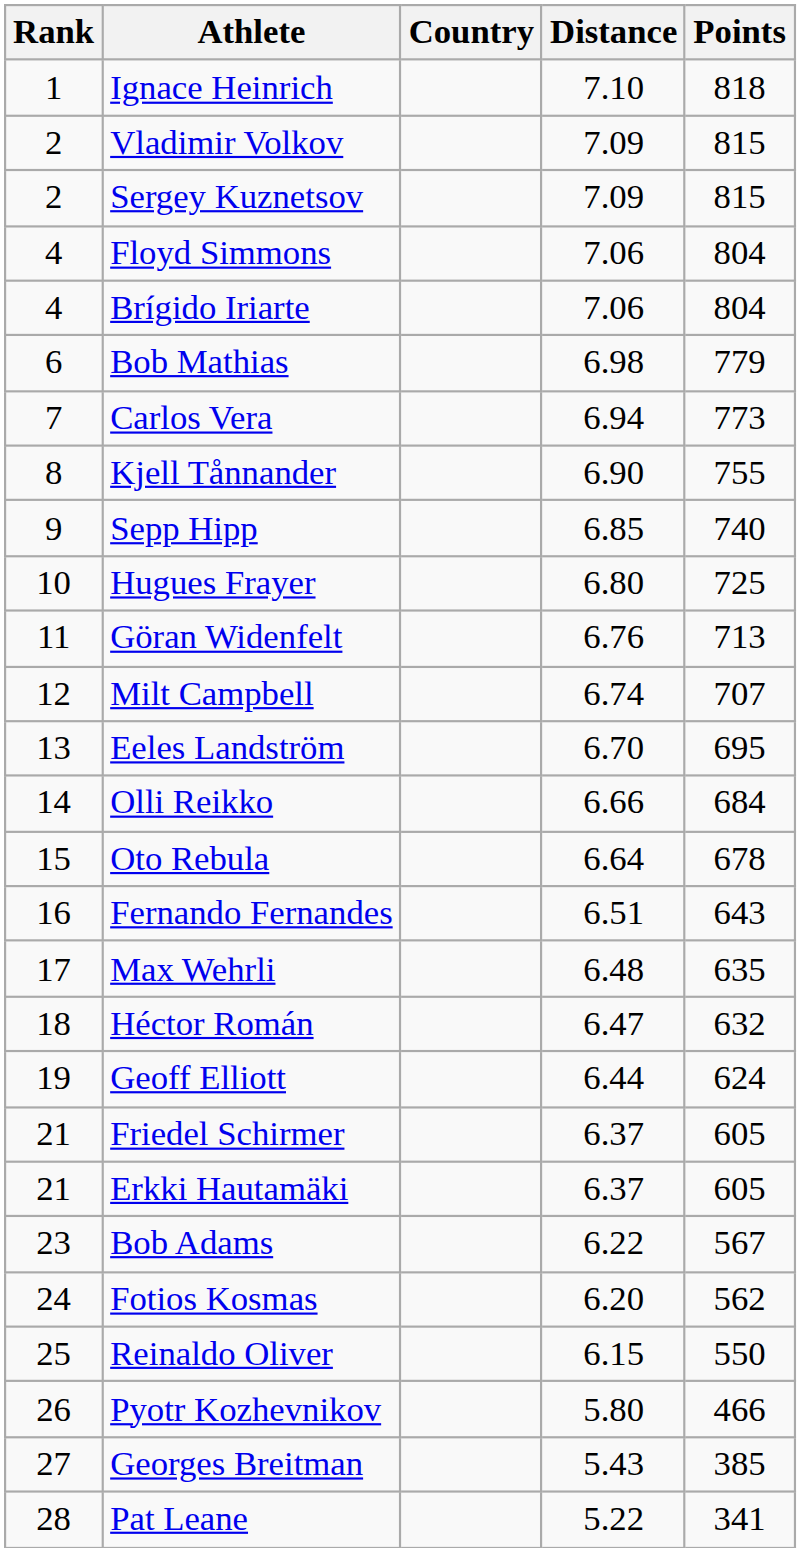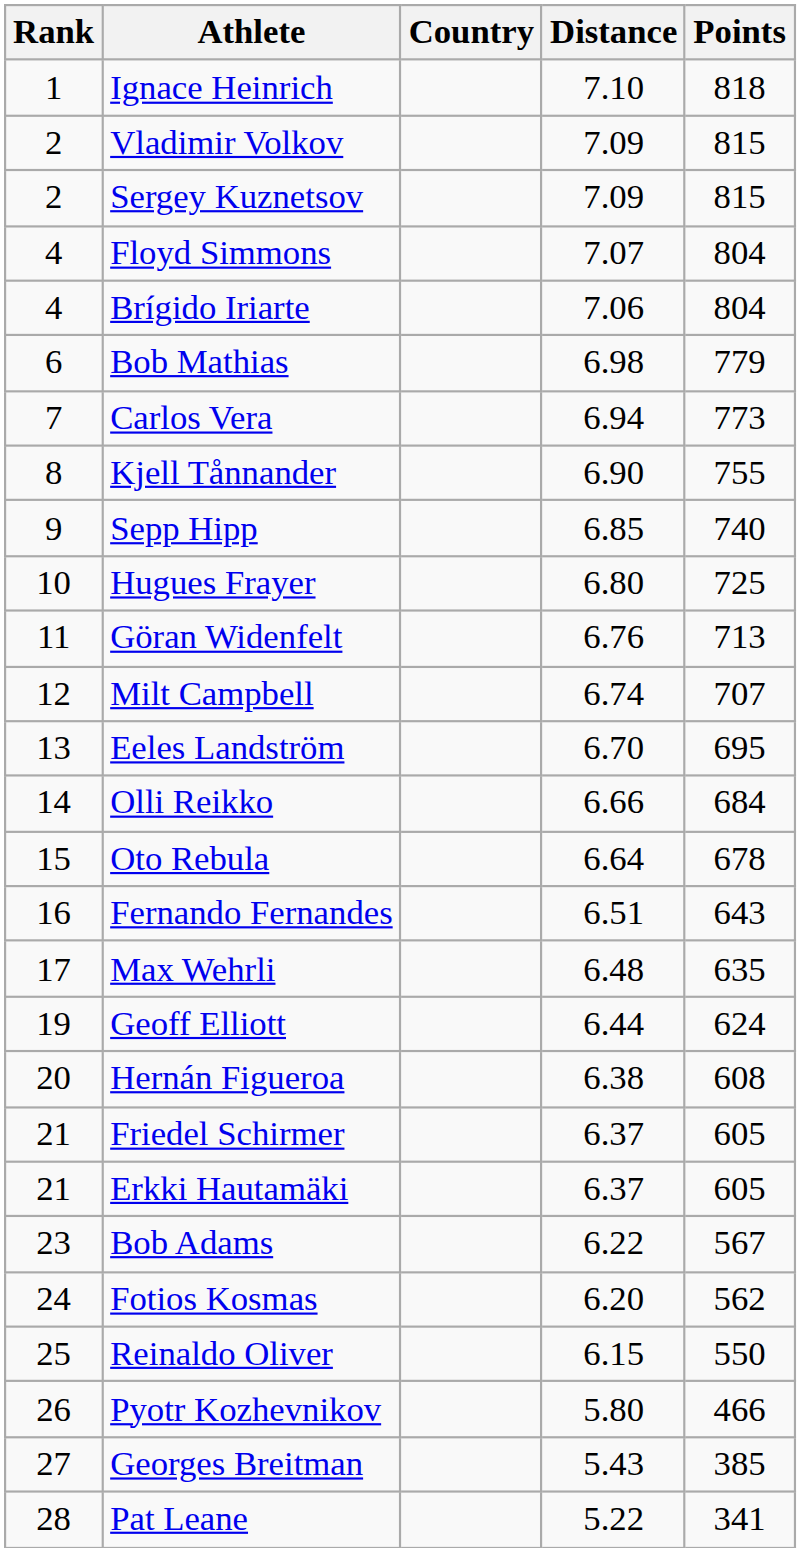(614, 252) 7.06 -> (614, 252) 7.07
- row: (212, 1023)
+ row: (227, 1078)
